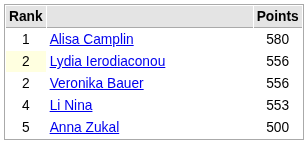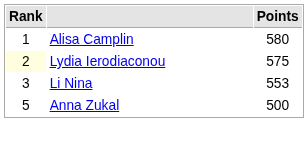(278, 62) 556 -> (278, 62) 575
- row: (97, 84)
(26, 106) 4 -> (26, 84) 3
